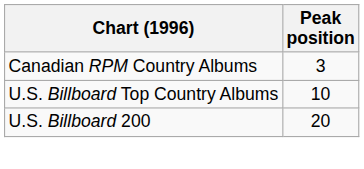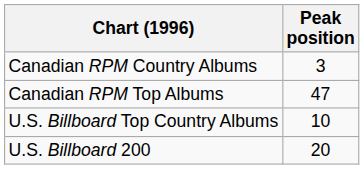+ row: (116, 94)
